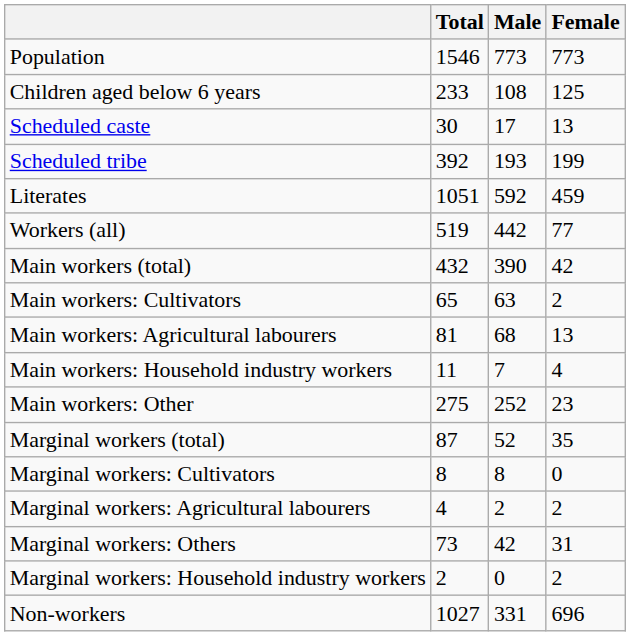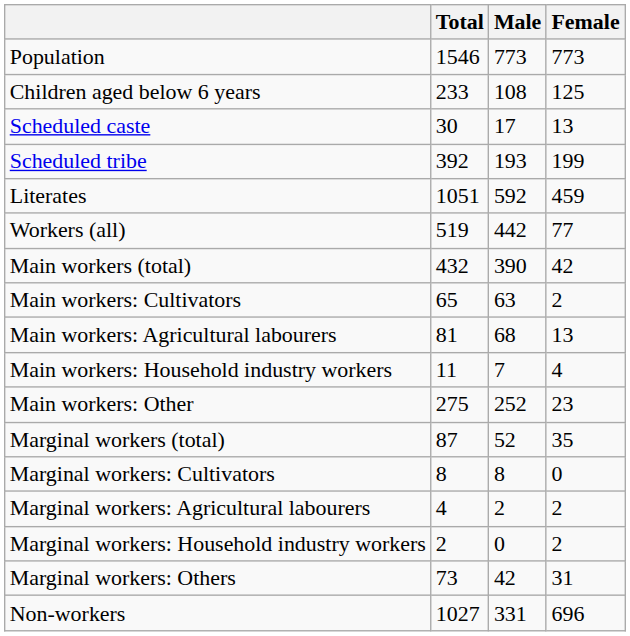rows swapped: (218, 578) <-> (123, 543)
